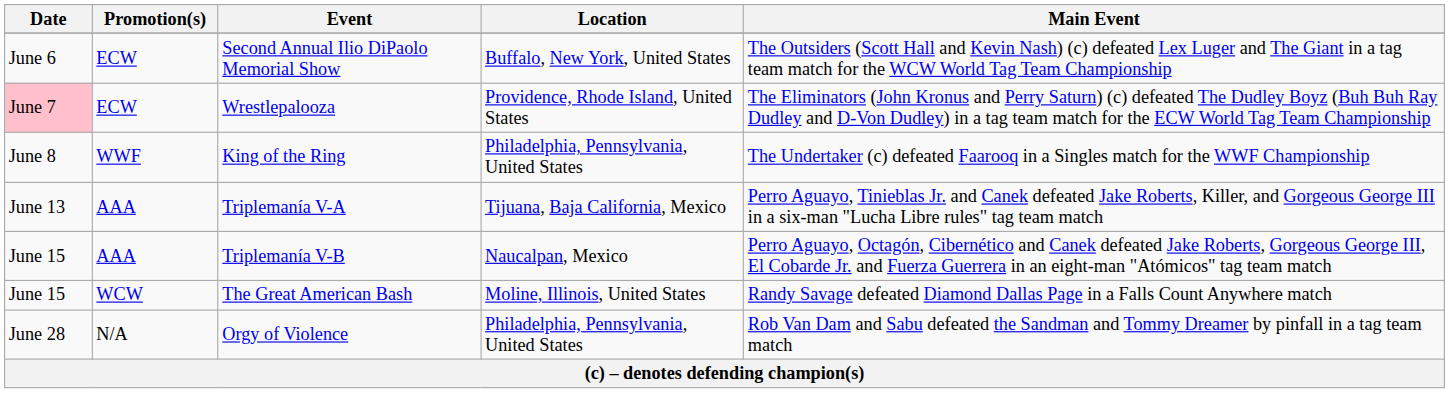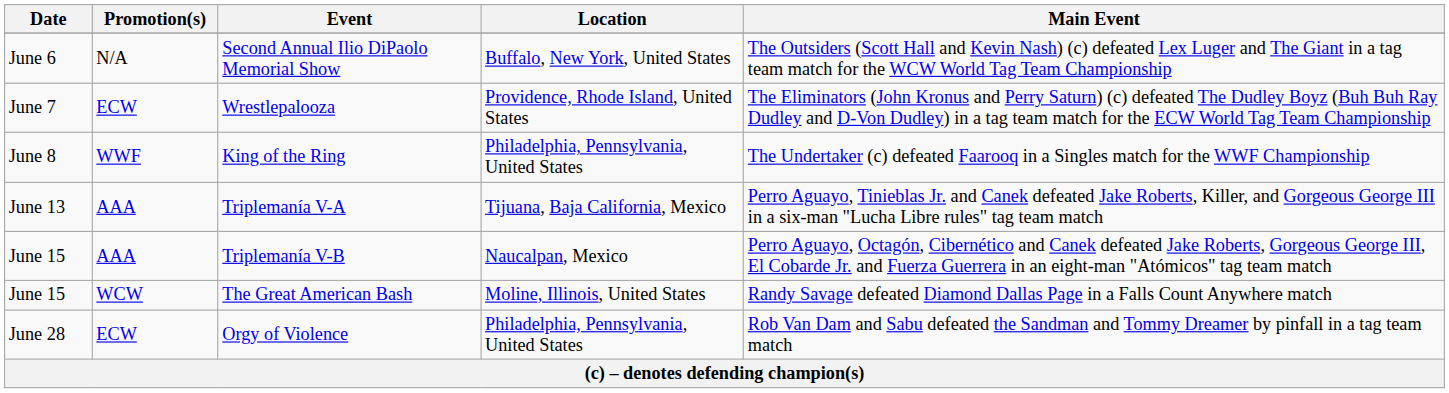(117, 58) ECW -> (112, 58) N/A
(32, 107) pink background -> (32, 107) no background
(112, 334) N/A -> (117, 334) ECW
